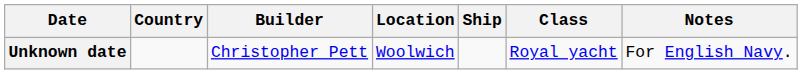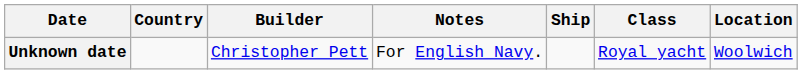columns swapped: (415, 20) <-> (709, 20)
